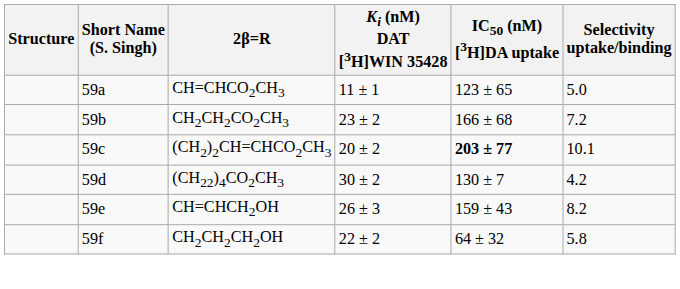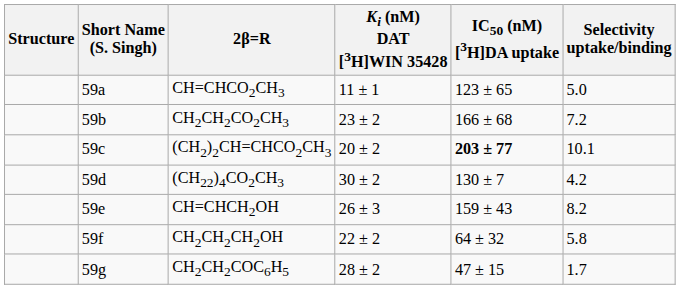+ row: (231, 269)
